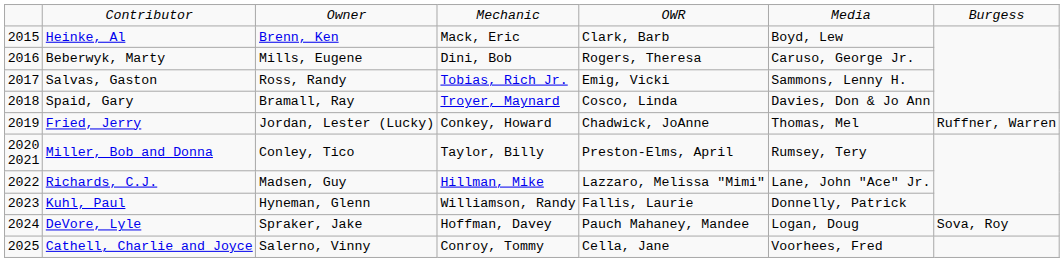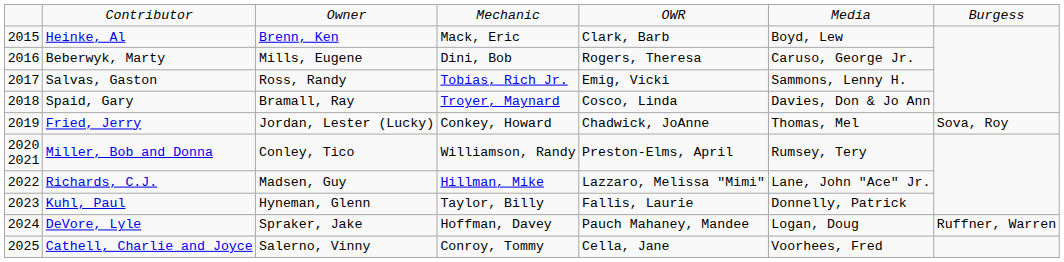(996, 123) Ruffner, Warren -> (973, 123) Sova, Roy
(492, 153) Taylor, Billy -> (508, 153) Williamson, Randy
(508, 204) Williamson, Randy -> (492, 204) Taylor, Billy
(973, 225) Sova, Roy -> (996, 225) Ruffner, Warren
